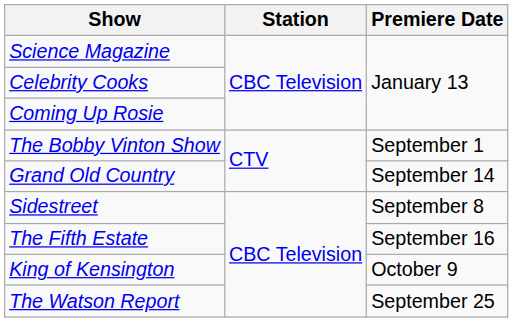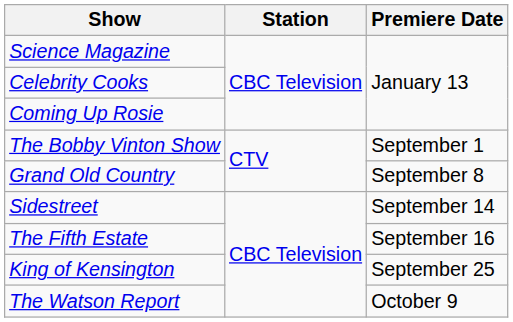(433, 176) September 14 -> (428, 176) September 8
(428, 207) September 8 -> (433, 207) September 14
(414, 269) October 9 -> (433, 269) September 25
(433, 301) September 25 -> (414, 301) October 9
